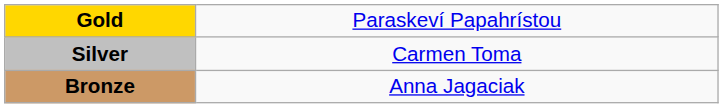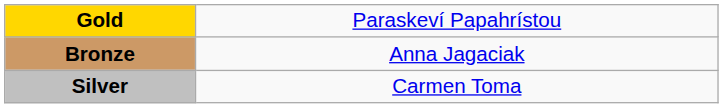rows swapped: (100, 53) <-> (100, 86)
